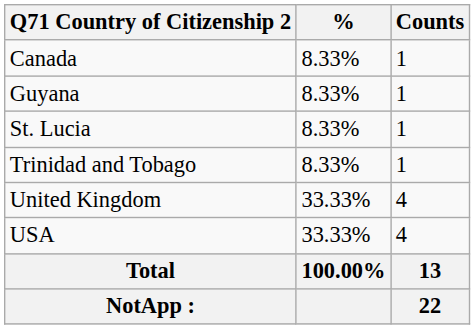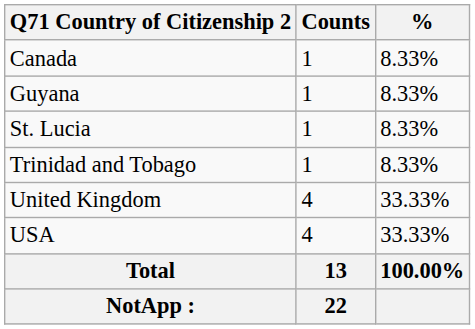columns swapped: (430, 22) <-> (343, 22)
